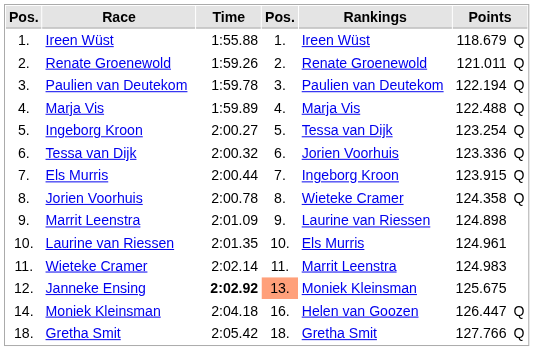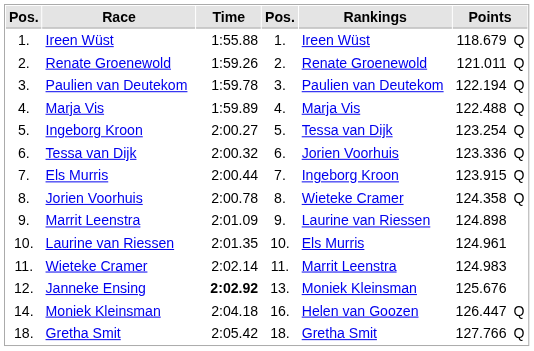(280, 288) lightsalmon background -> (280, 288) no background
(481, 288) 125.675 -> (481, 288) 125.676
